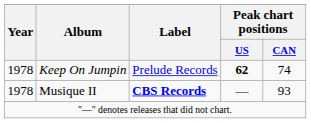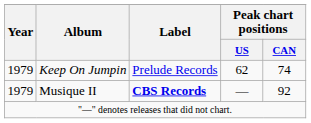(20, 70) 1978 -> (20, 70) 1979
(242, 70) bold -> (242, 70) normal
(20, 91) 1978 -> (20, 91) 1979
(284, 91) 93 -> (284, 91) 92
